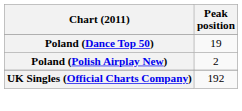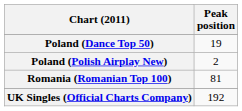+ row: (99, 79)
